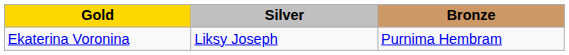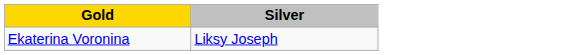- column: (471, 15)
